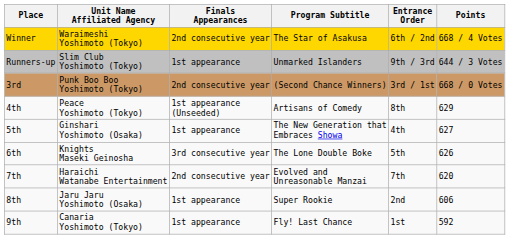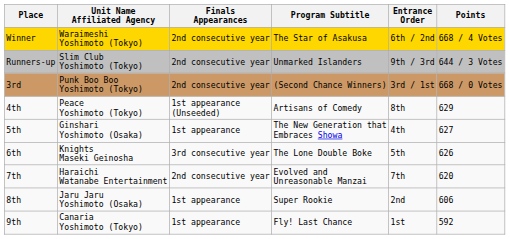(206, 62) 1st appearance -> (221, 62) 2nd consecutive year
